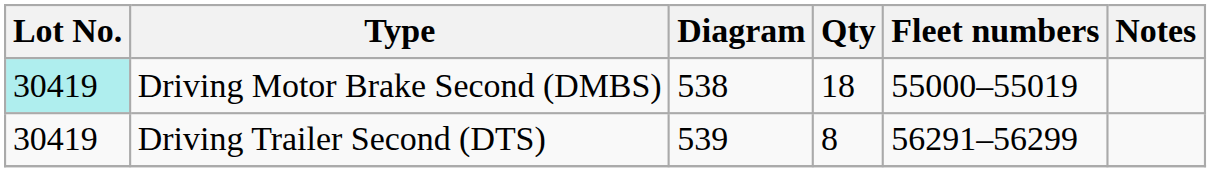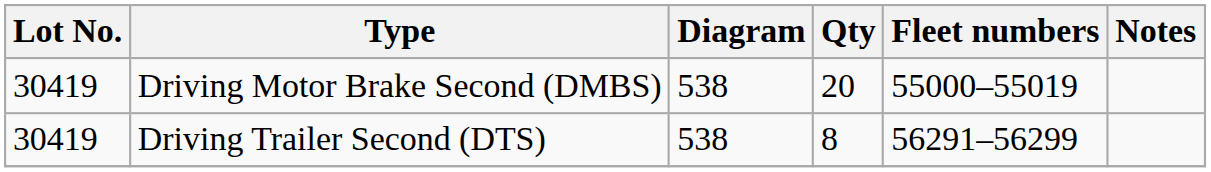(55, 85) paleturquoise background -> (55, 85) no background
(838, 85) 18 -> (838, 85) 20
(703, 138) 539 -> (703, 138) 538
